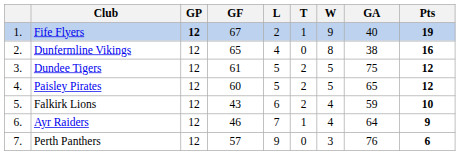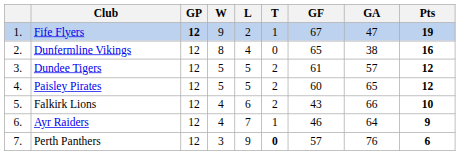columns swapped: (330, 13) <-> (235, 13)
(372, 31) 40 -> (372, 31) 47
(372, 68) 75 -> (372, 68) 57
(372, 104) 59 -> (372, 104) 66
(304, 141) normal -> (275, 141) bold
